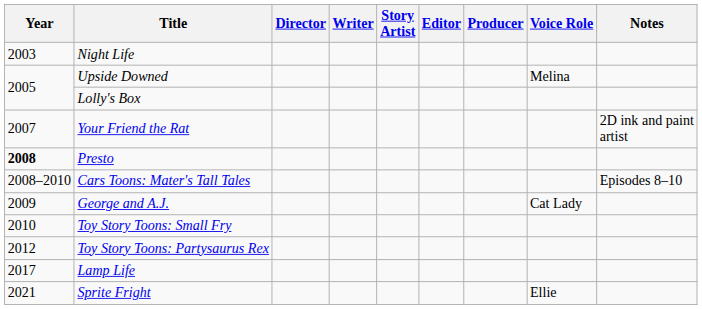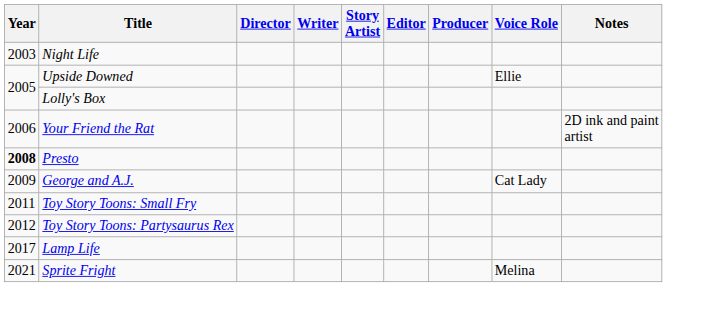(550, 76) Melina -> (508, 76) Ellie
(22, 128) 2007 -> (22, 128) 2006
- row: (164, 181)
(22, 225) 2010 -> (22, 203) 2011
(543, 292) Ellie -> (515, 270) Melina
